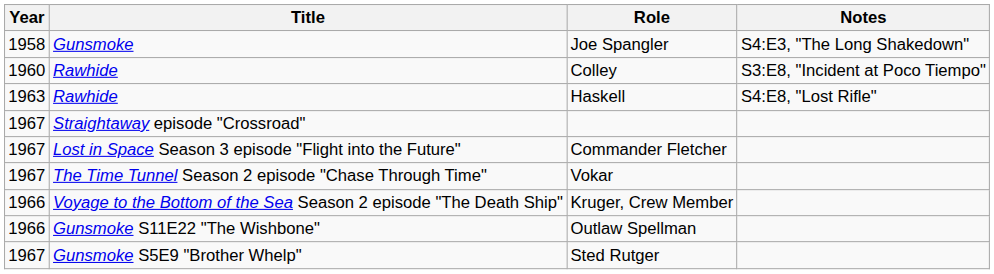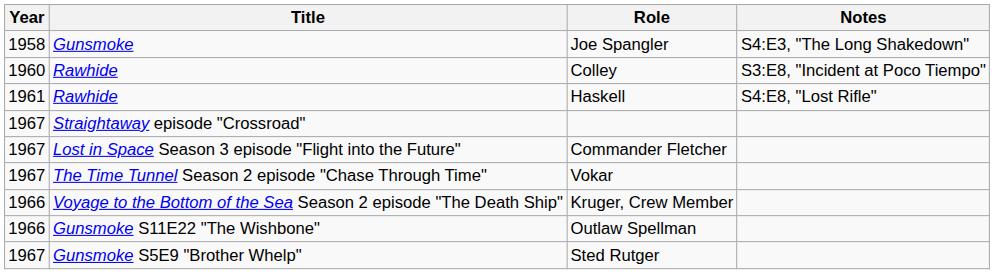(27, 96) 1963 -> (27, 96) 1961
